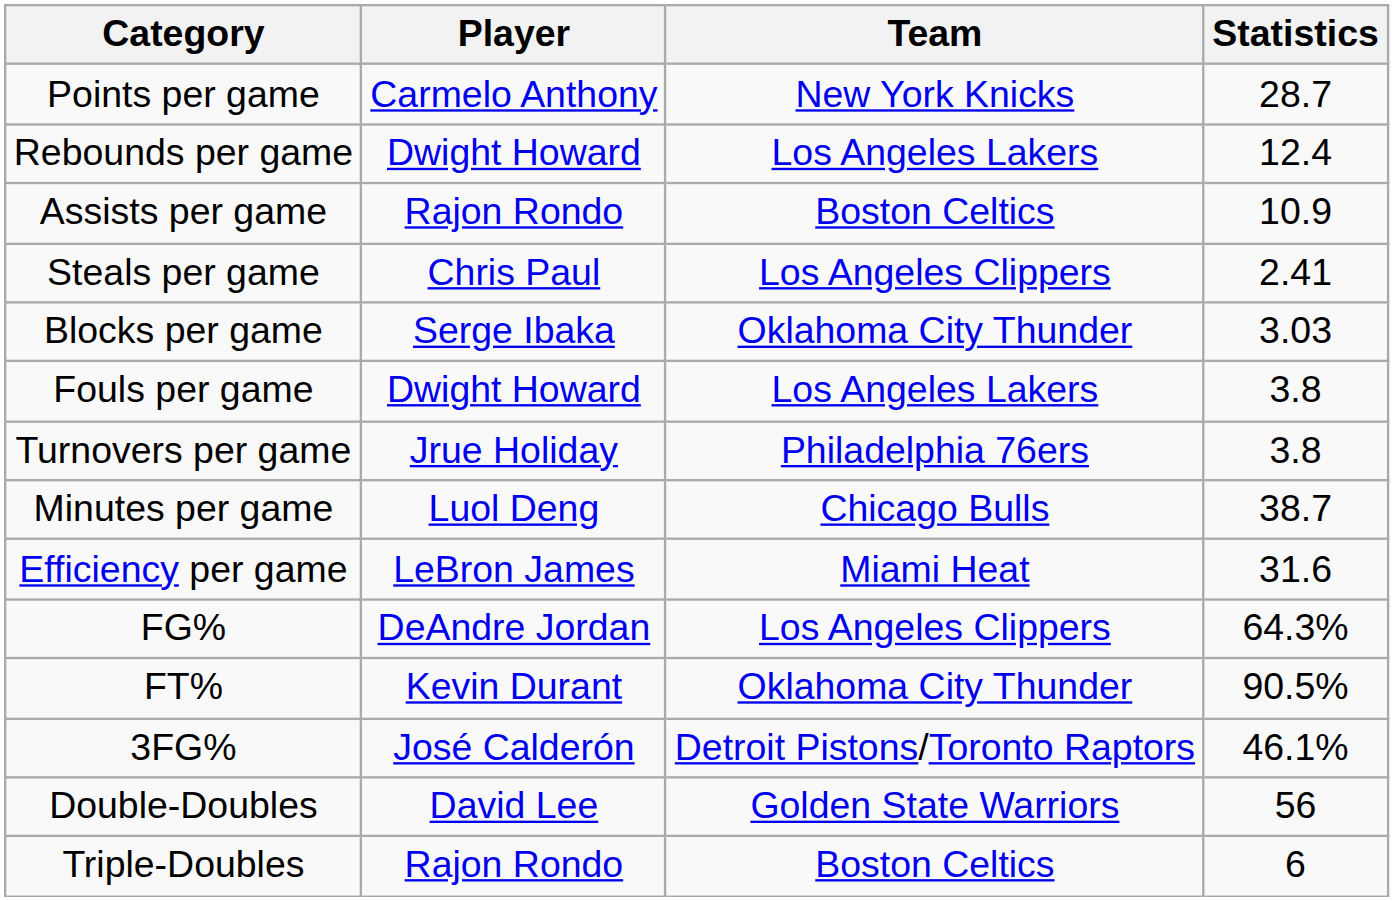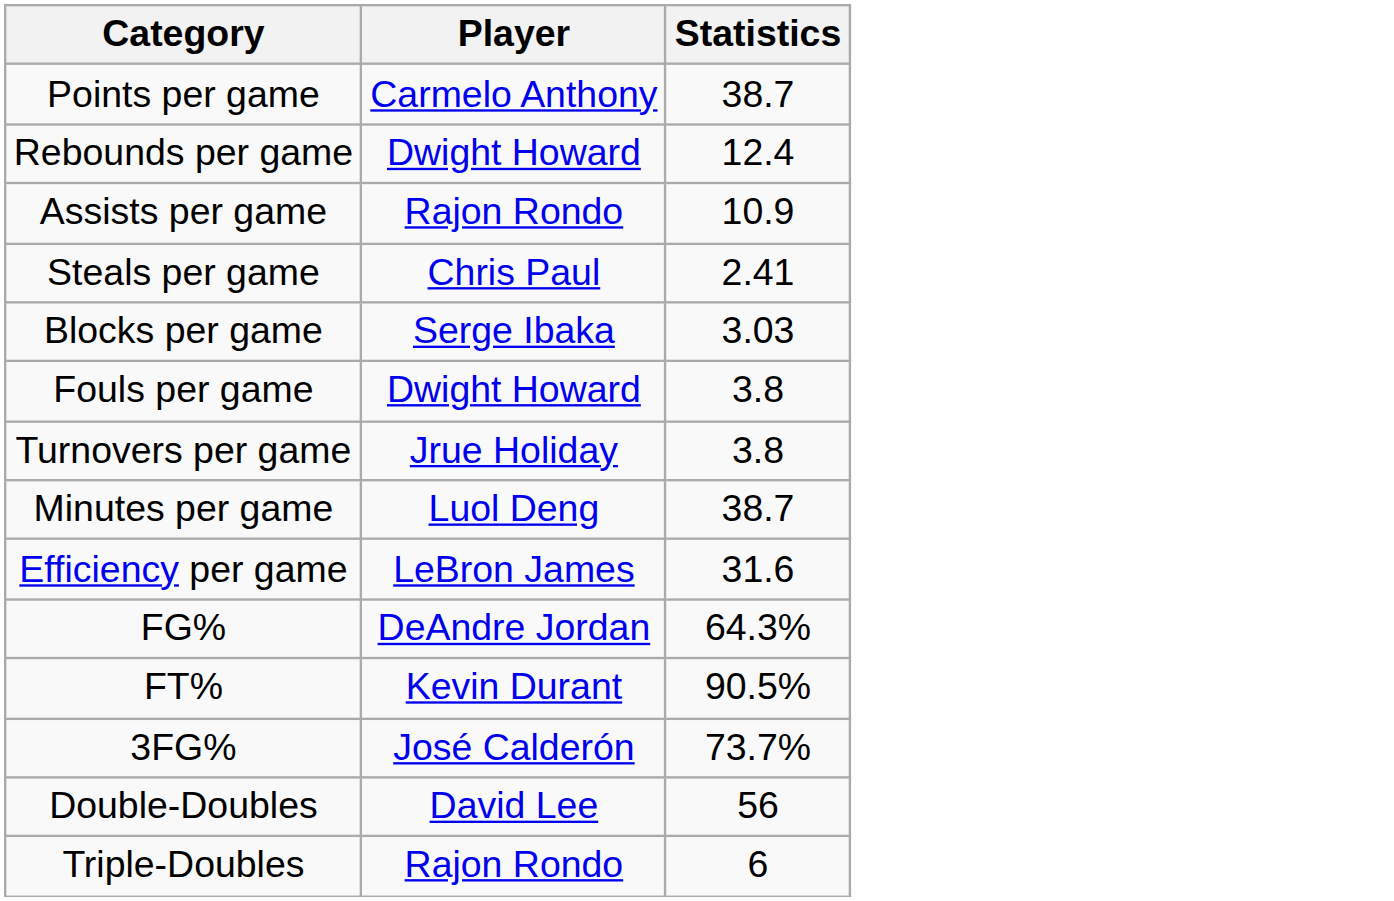- column: (935, 34)
(1296, 93) 28.7 -> (758, 93) 38.7
(1296, 746) 46.1% -> (758, 746) 73.7%
